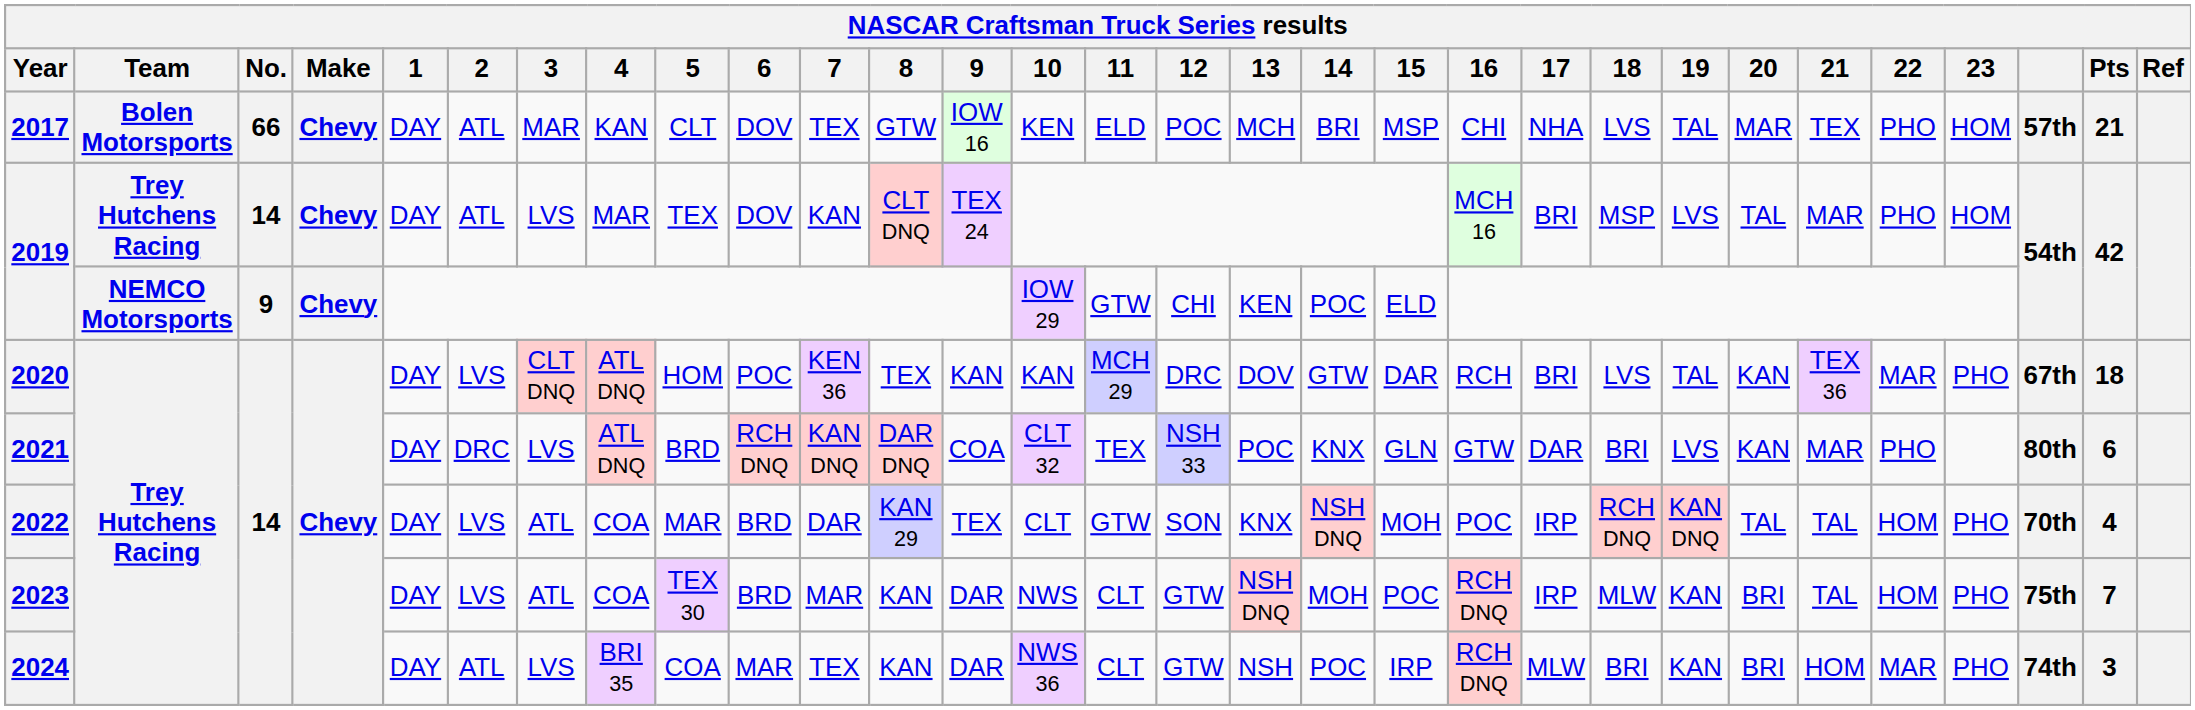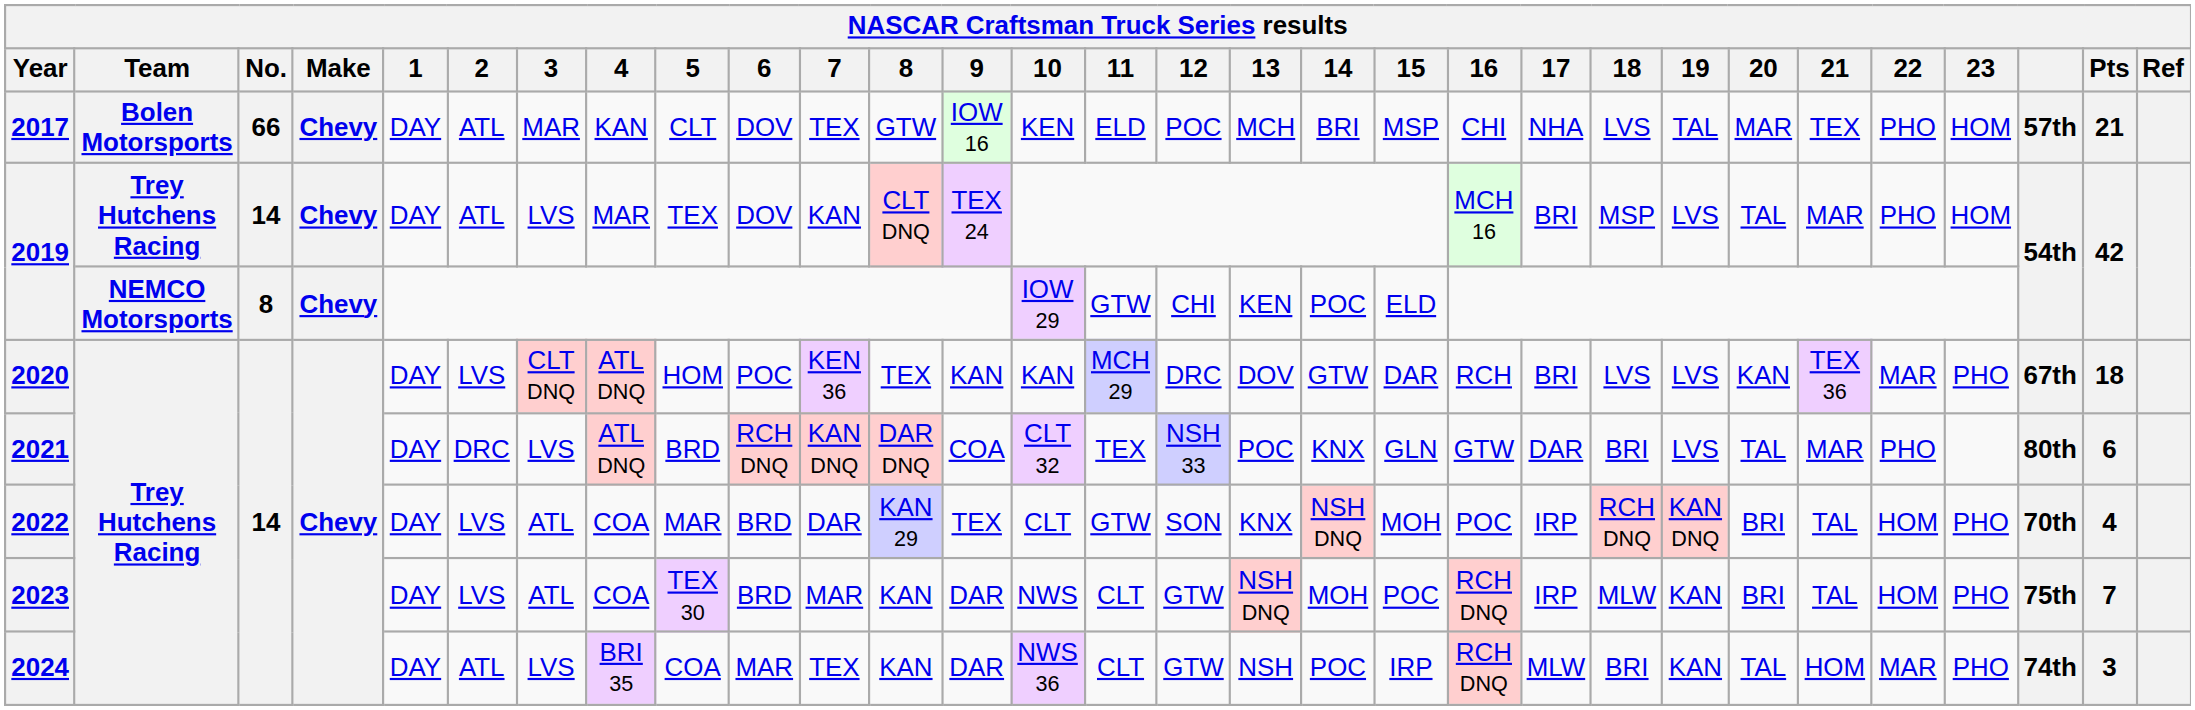(266, 303) 9 -> (266, 303) 8
(1695, 376) TAL -> (1695, 376) LVS
(1763, 449) KAN -> (1763, 449) TAL
(1763, 522) TAL -> (1763, 522) BRI
(1763, 668) BRI -> (1763, 668) TAL
